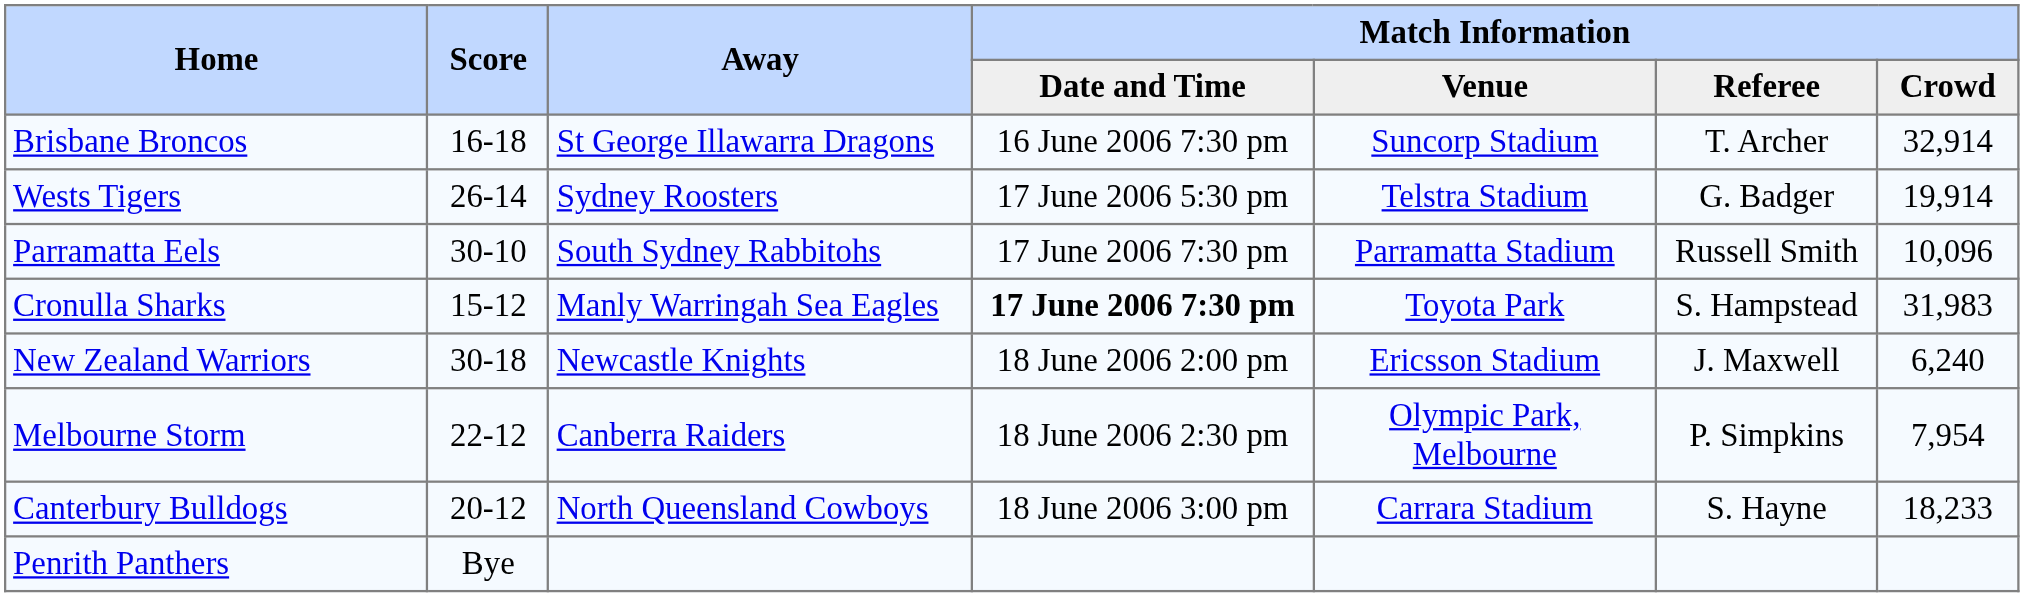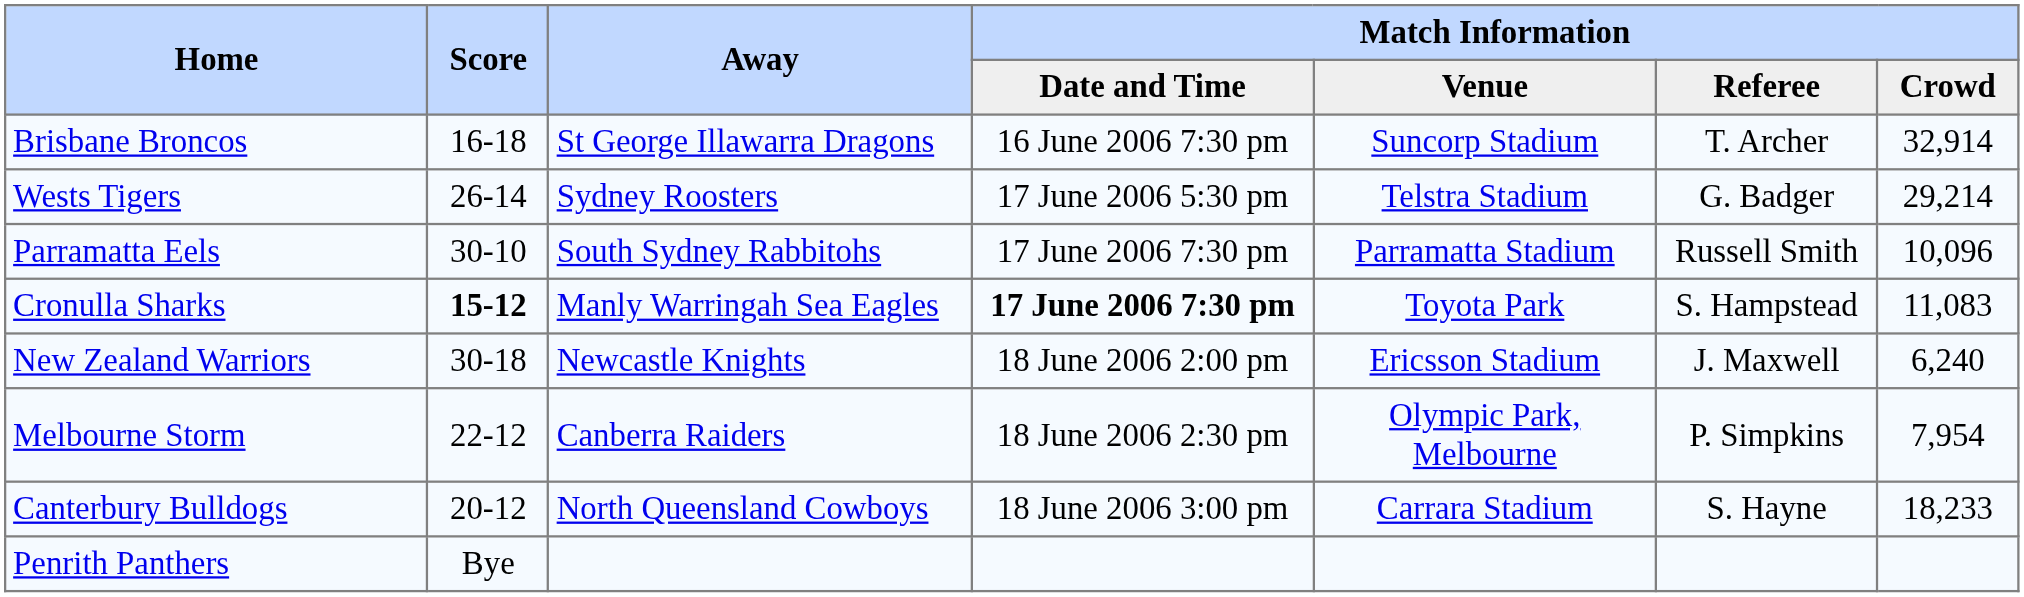(1948, 196) 19,914 -> (1948, 196) 29,214
(488, 305) normal -> (488, 305) bold
(1948, 305) 31,983 -> (1948, 305) 11,083
